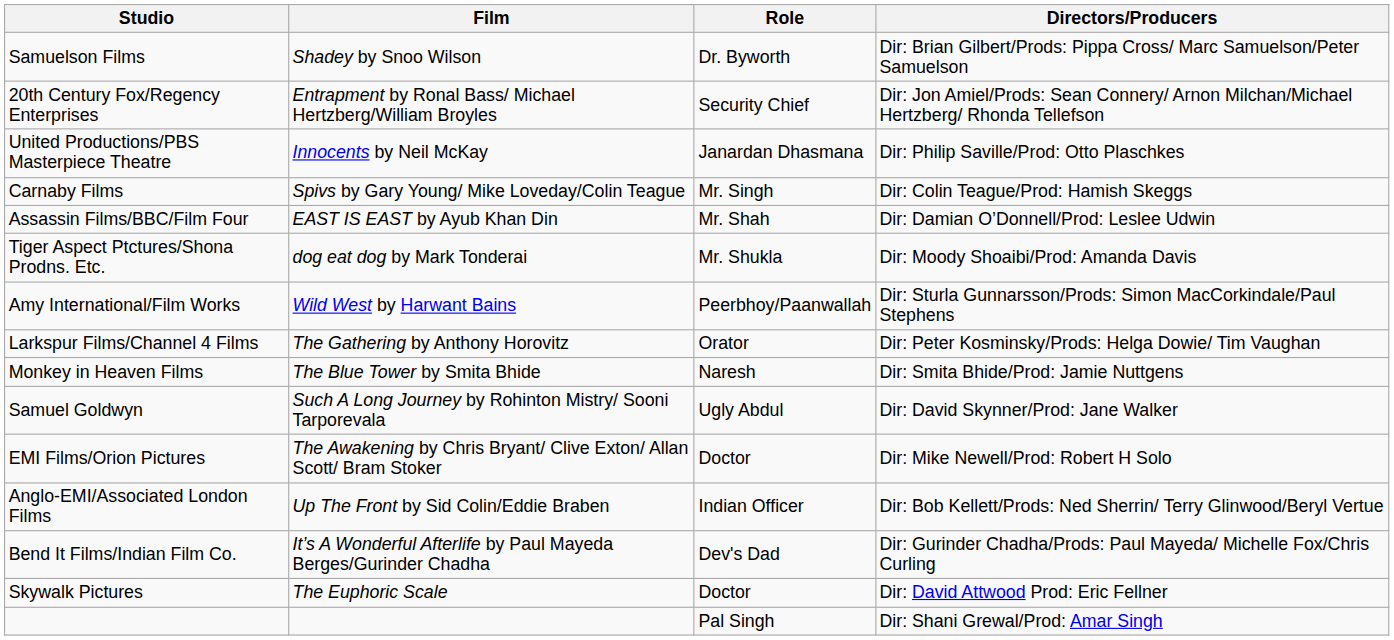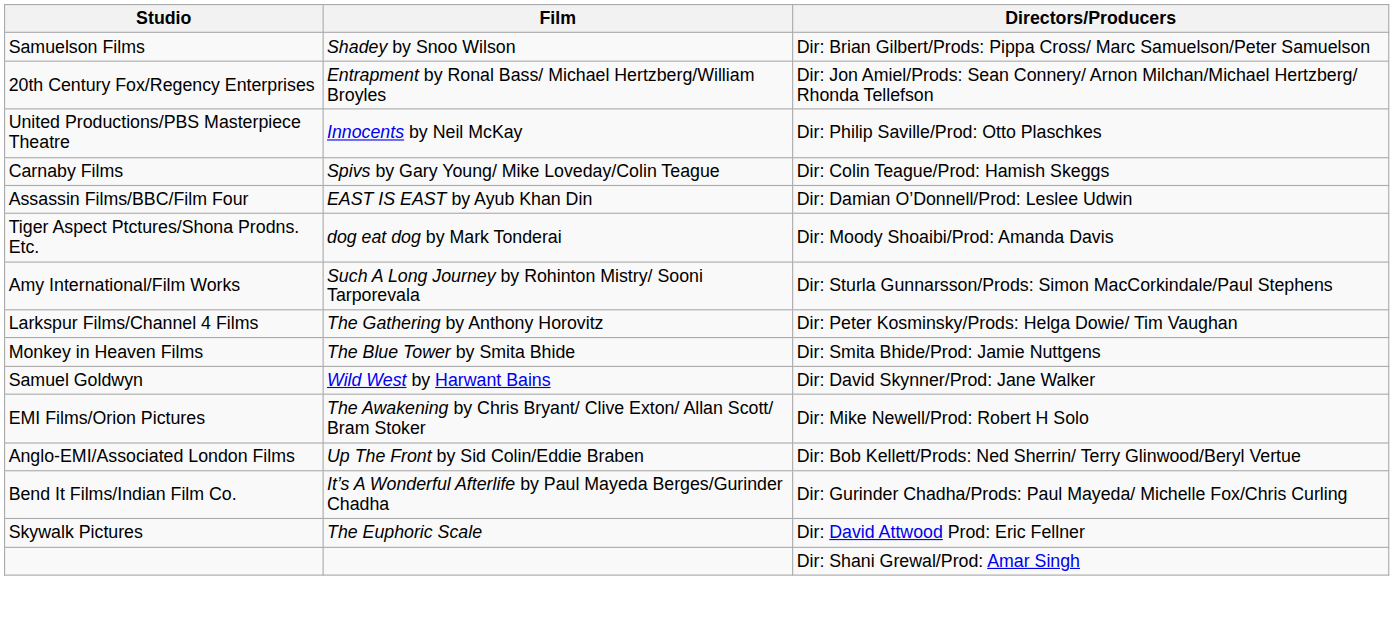- column: (785, 18)
(404, 305) Wild West by Harwant Bains -> (515, 285) Such A Long Journey by Rohinton Mistry/ Sooni Tarporevala
(480, 410) Such A Long Journey by Rohinton Mistry/ Sooni Tarporevala -> (439, 380) Wild West by Harwant Bains
